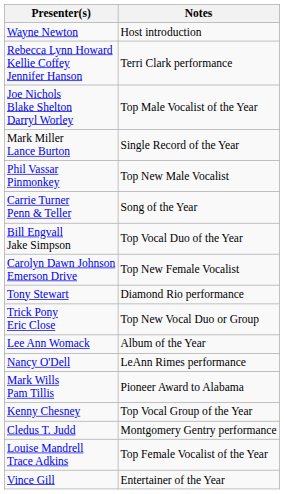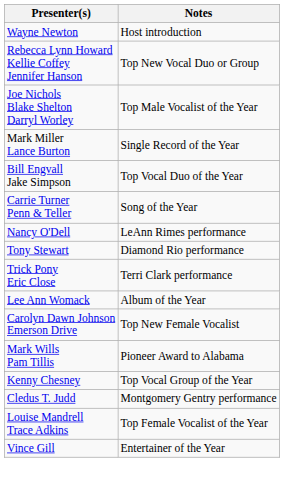(176, 63) Terri Clark performance -> (190, 63) Top New Vocal Duo or Group
- row: (33, 176)
rows swapped: (39, 238) <-> (39, 207)
rows swapped: (61, 269) <-> (39, 362)
(190, 319) Top New Vocal Duo or Group -> (176, 275) Terri Clark performance
